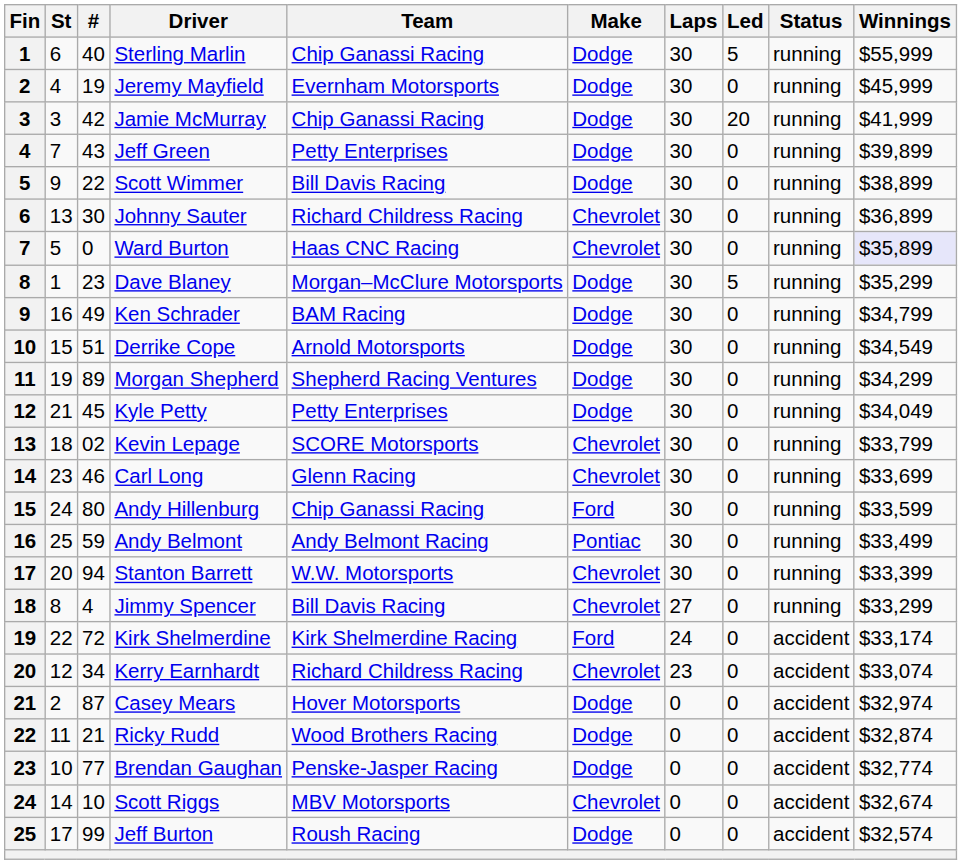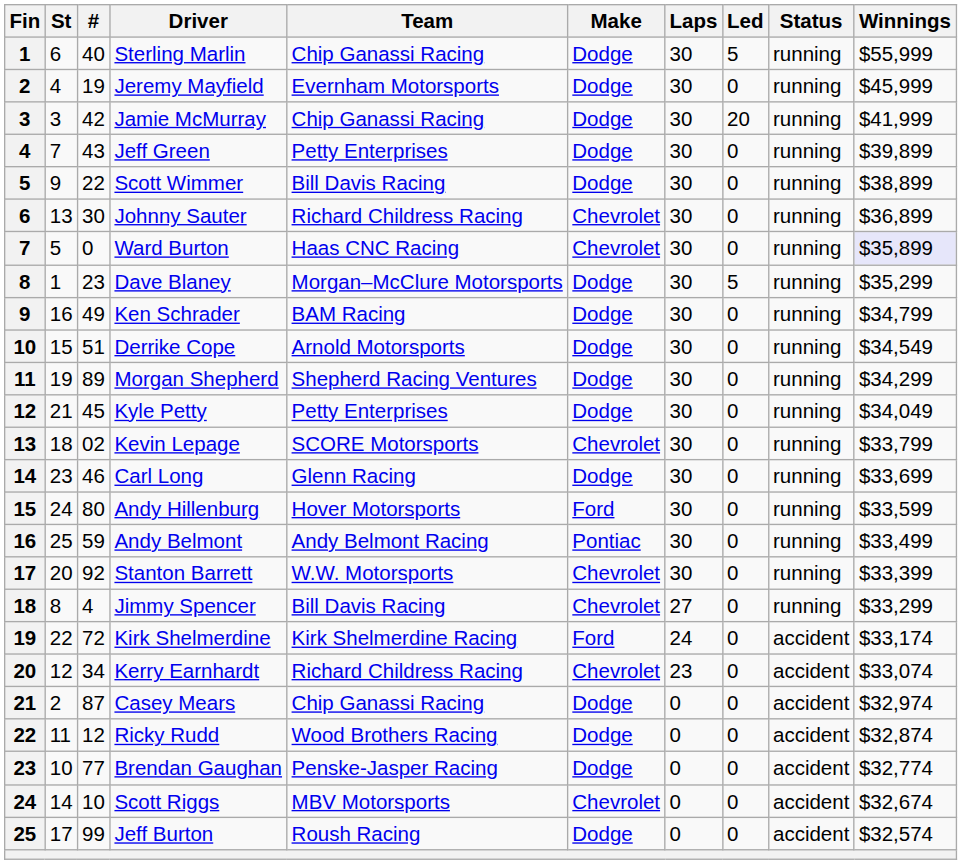(616, 476) Chevrolet -> (603, 476) Dodge
(388, 508) Chip Ganassi Racing -> (376, 508) Hover Motorsports
(94, 573) 94 -> (94, 573) 92
(376, 703) Hover Motorsports -> (388, 703) Chip Ganassi Racing
(94, 736) 21 -> (94, 736) 12
